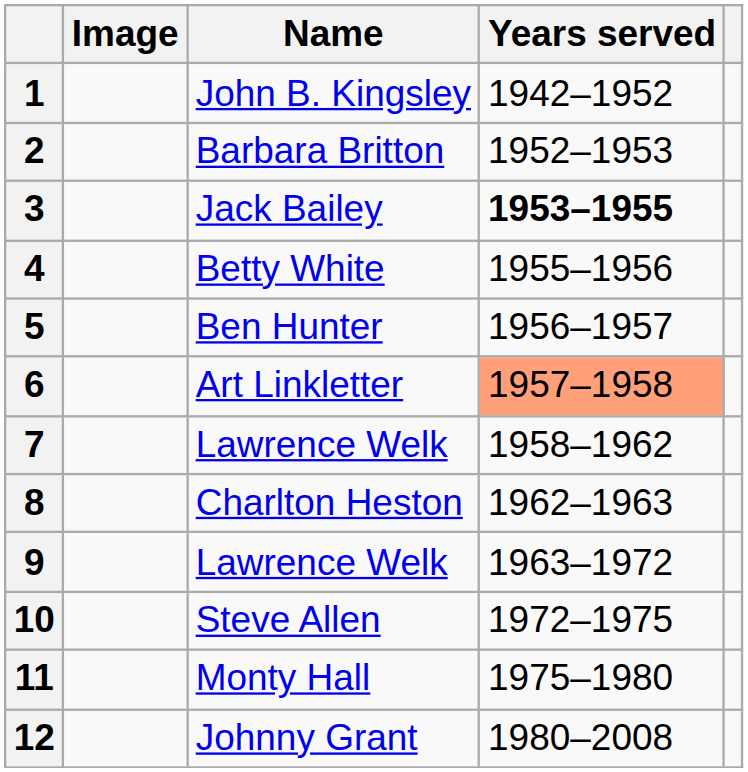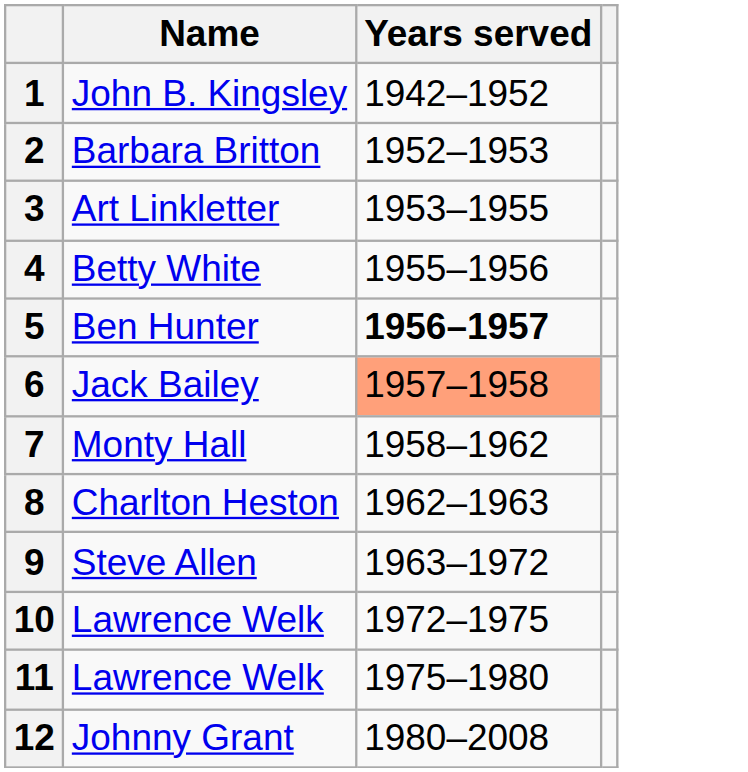- column: (125, 33)
(289, 209) Jack Bailey -> (176, 209) Art Linkletter
(581, 209) bold -> (457, 209) normal
(581, 326) normal -> (457, 326) bold
(299, 385) Art Linkletter -> (165, 385) Jack Bailey
(322, 444) Lawrence Welk -> (159, 444) Monty Hall
(322, 561) Lawrence Welk -> (164, 561) Steve Allen
(288, 619) Steve Allen -> (198, 619) Lawrence Welk
(283, 678) Monty Hall -> (198, 678) Lawrence Welk
